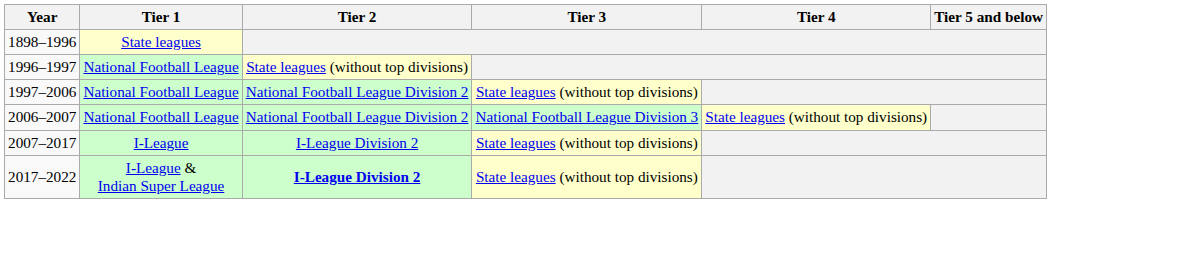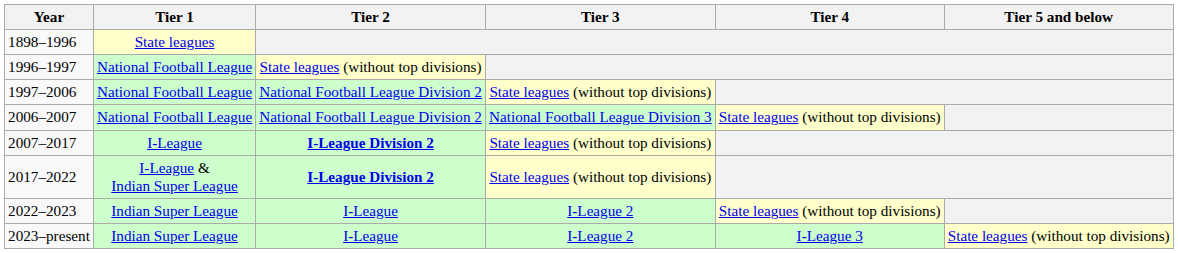(357, 142) normal -> (371, 142) bold
+ row: (42, 210)
+ row: (49, 235)
